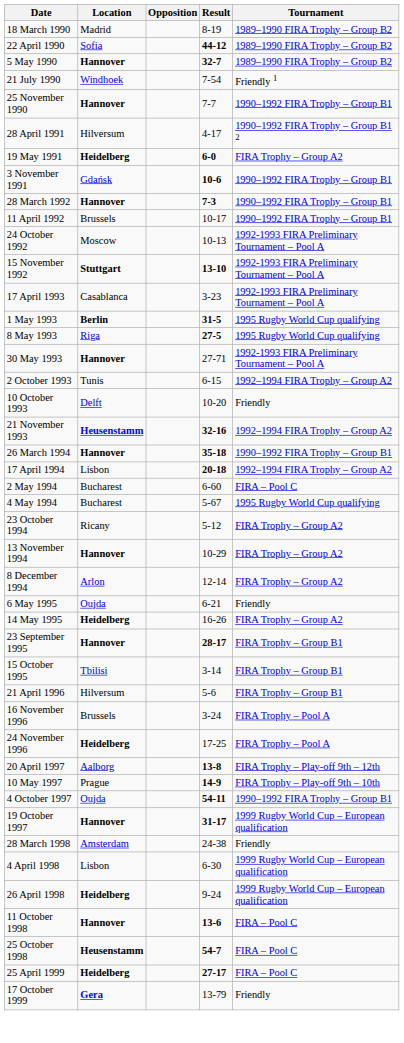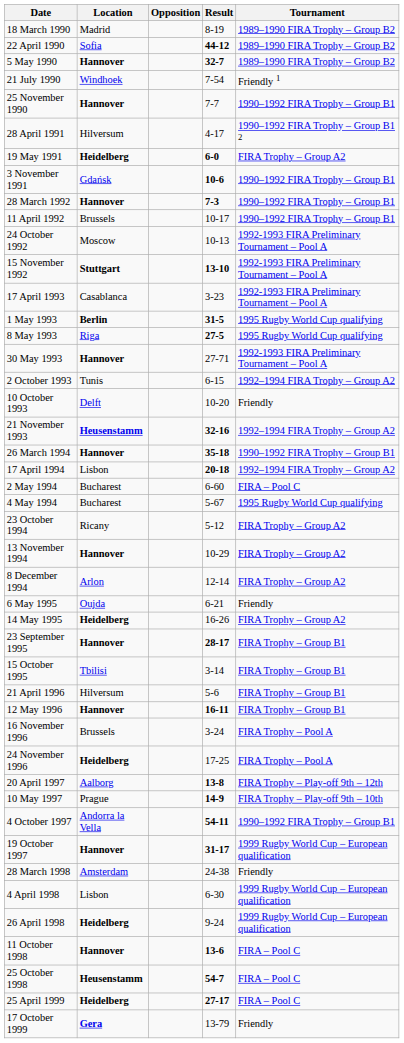+ row: (34, 709)
(93, 799) Oujda -> (102, 821) Andorra la Vella
